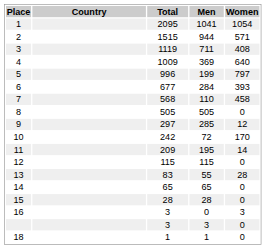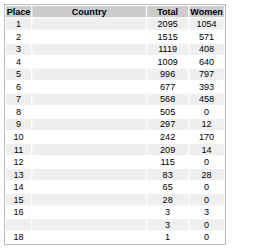- column: (207, 12)
